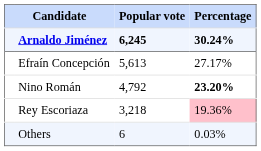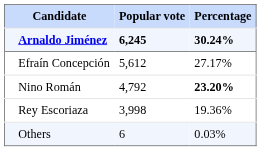(133, 63) 5,613 -> (133, 63) 5,612
(133, 110) 3,218 -> (133, 110) 3,998
(213, 110) pink background -> (213, 110) no background
